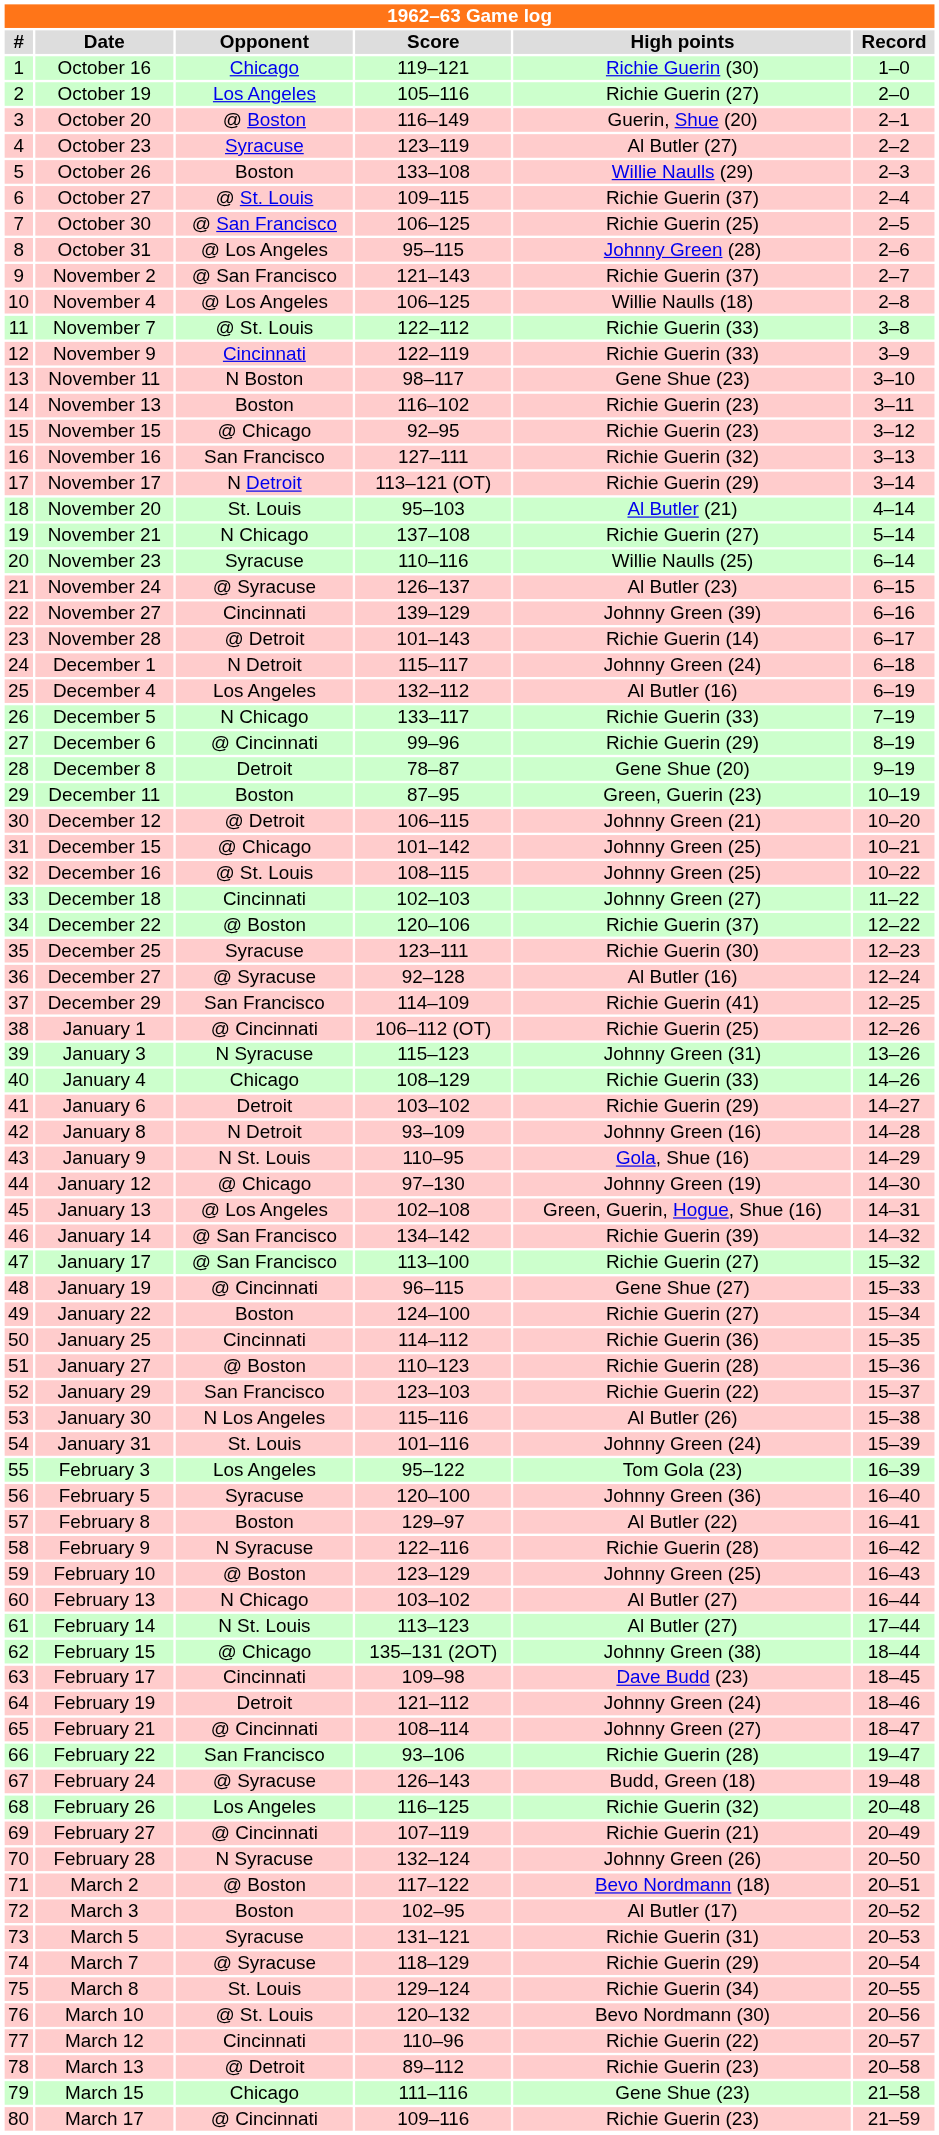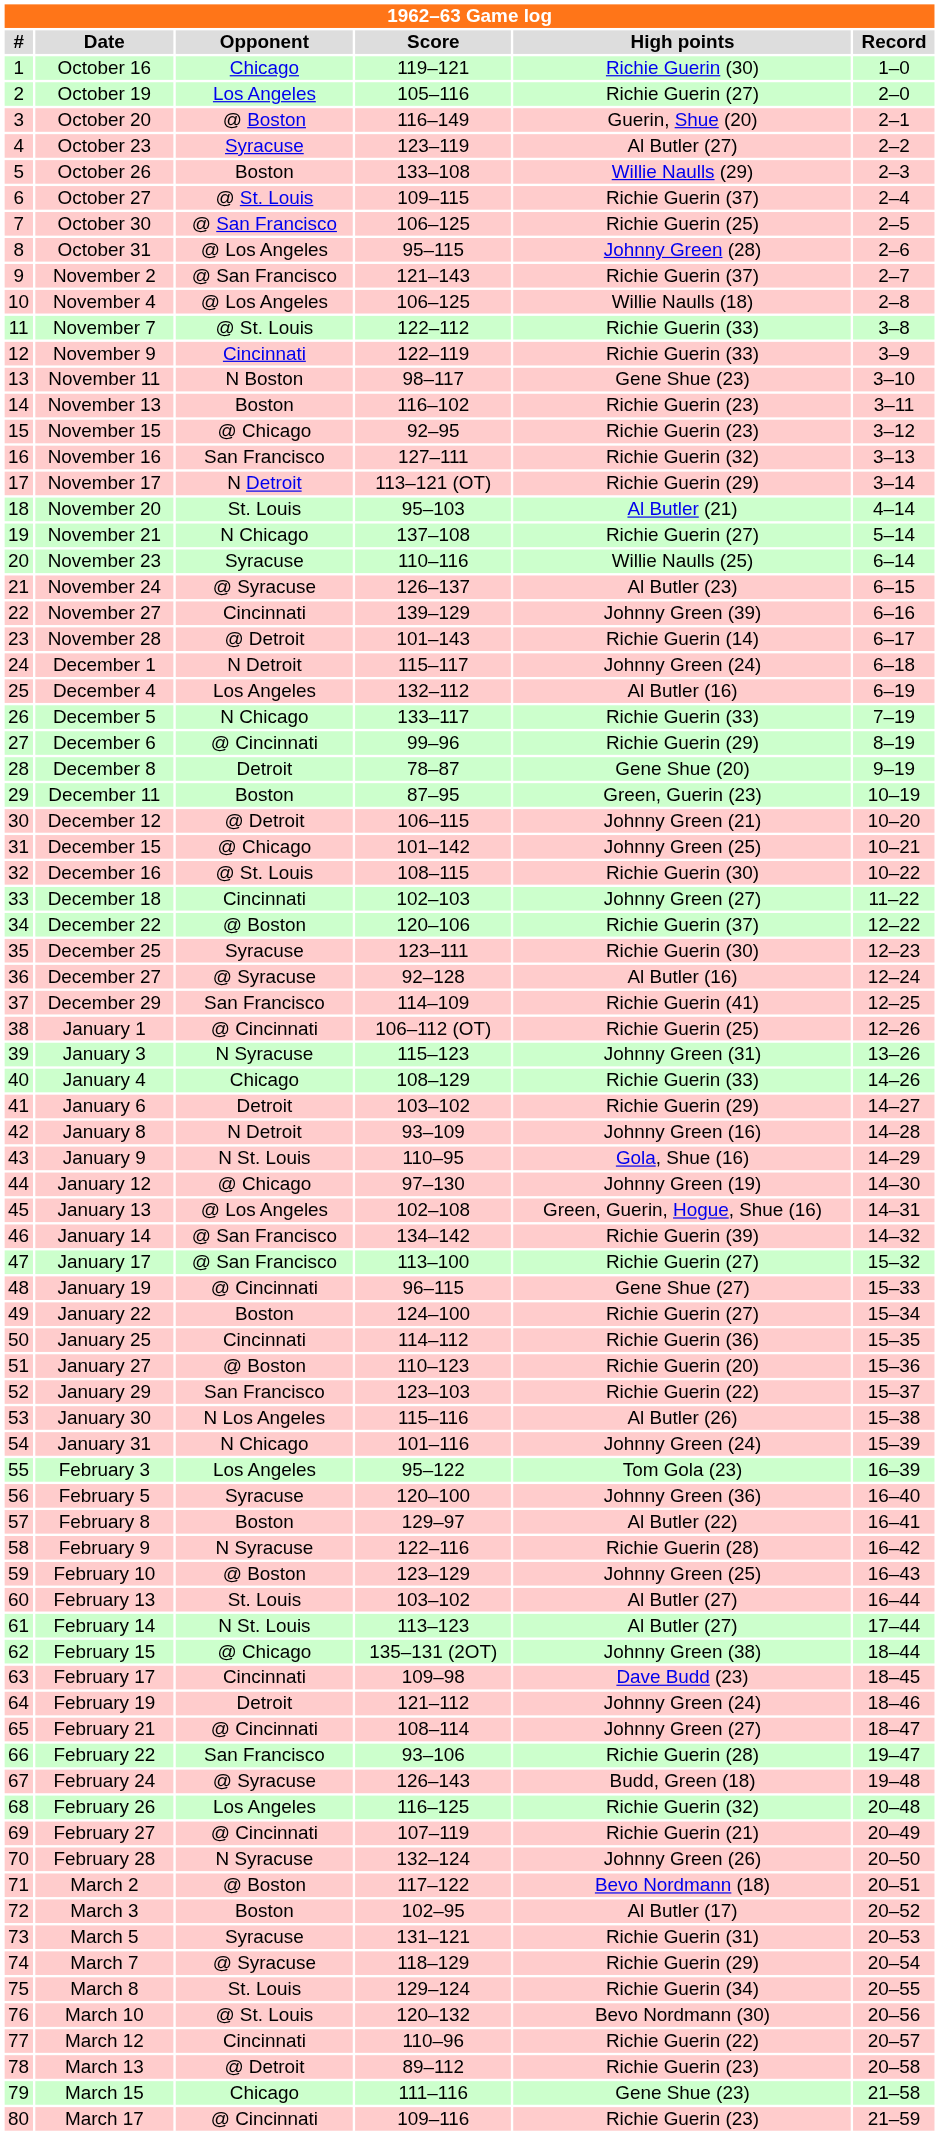(683, 872) Johnny Green (25) -> (683, 872) Richie Guerin (30)
(683, 1365) Richie Guerin (28) -> (683, 1365) Richie Guerin (20)
(264, 1443) St. Louis -> (264, 1443) N Chicago
(264, 1599) N Chicago -> (264, 1599) St. Louis
